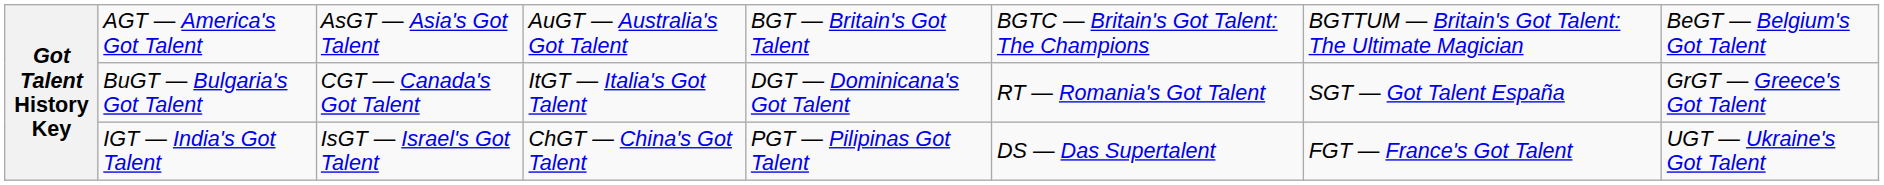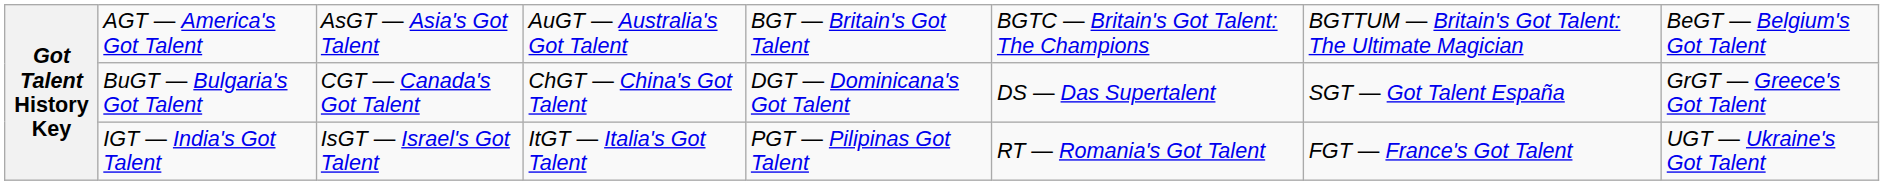(617, 92) ItGT — Italia's Got Talent -> (630, 92) ChGT — China's Got Talent
(1131, 92) RT — Romania's Got Talent -> (1106, 92) DS — Das Supertalent
(630, 150) ChGT — China's Got Talent -> (617, 150) ItGT — Italia's Got Talent
(1106, 150) DS — Das Supertalent -> (1131, 150) RT — Romania's Got Talent
